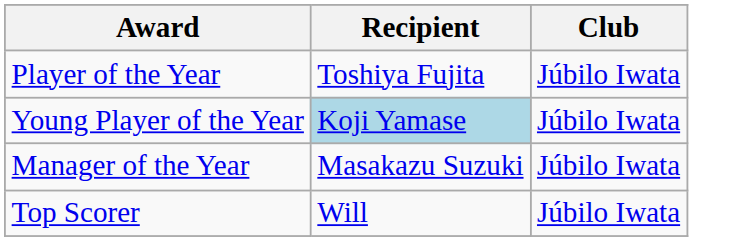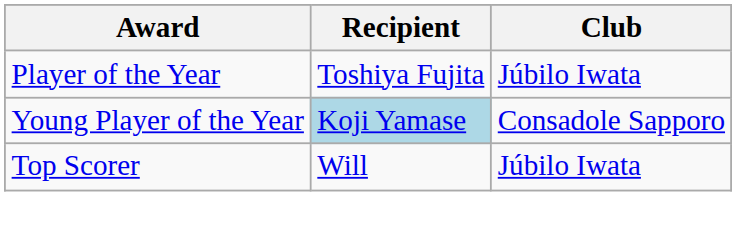(609, 119) Júbilo Iwata -> (611, 119) Consadole Sapporo
- row: (130, 166)
